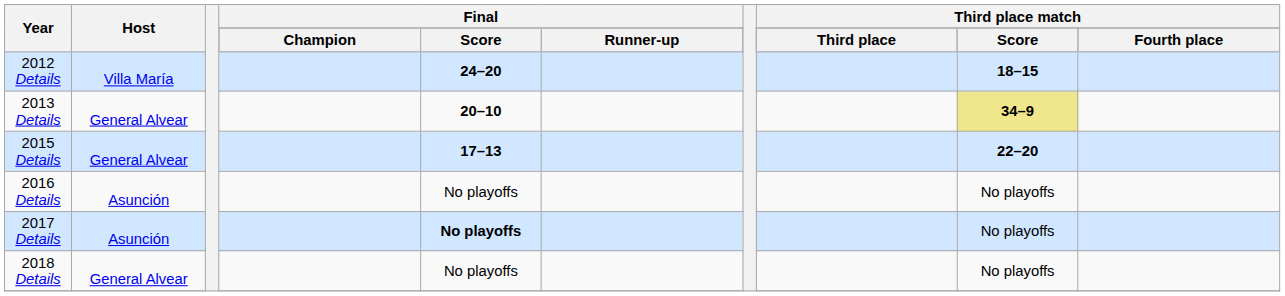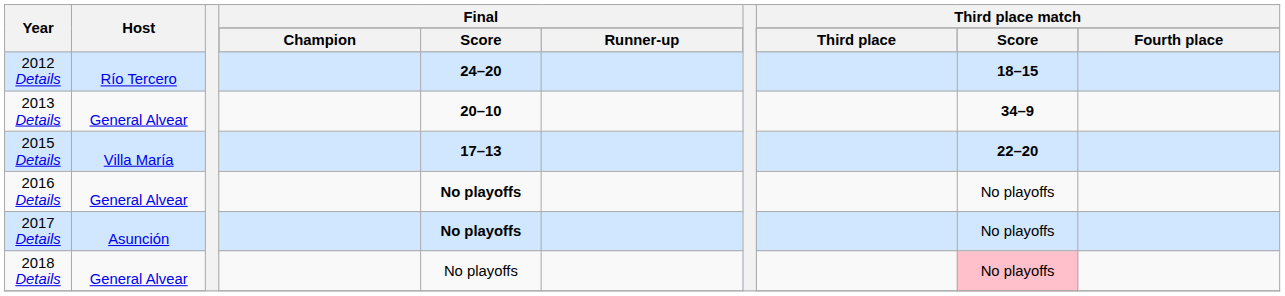(139, 80) Villa María -> (139, 80) Río Tercero
(1018, 112) khaki background -> (1018, 112) no background
(139, 160) General Alvear -> (139, 160) Villa María
(139, 200) Asunción -> (139, 200) General Alvear
(481, 191) normal -> (481, 191) bold
(1018, 271) no background -> (1018, 271) pink background
